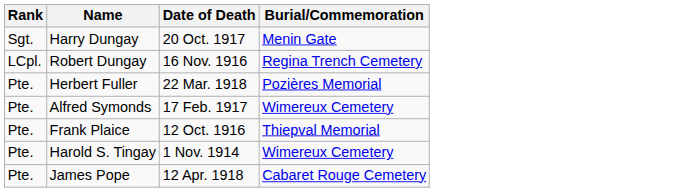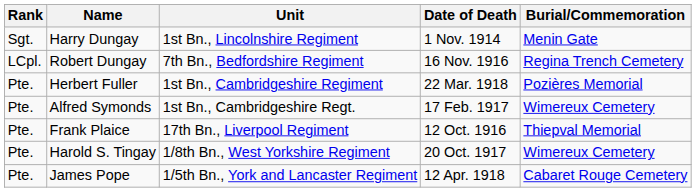+ column: (290, 15)
(204, 38) 20 Oct. 1917 -> (462, 38) 1 Nov. 1914
(201, 152) 1 Nov. 1914 -> (465, 152) 20 Oct. 1917
